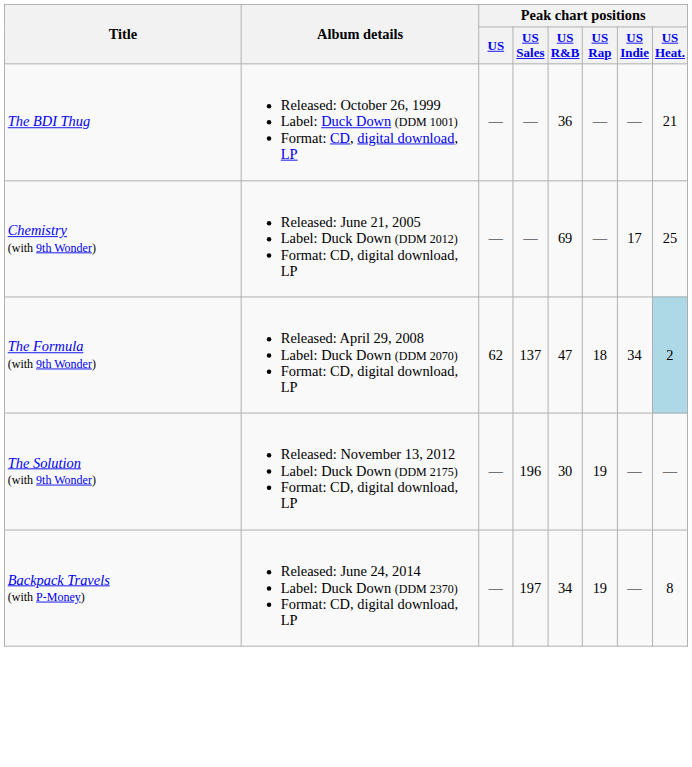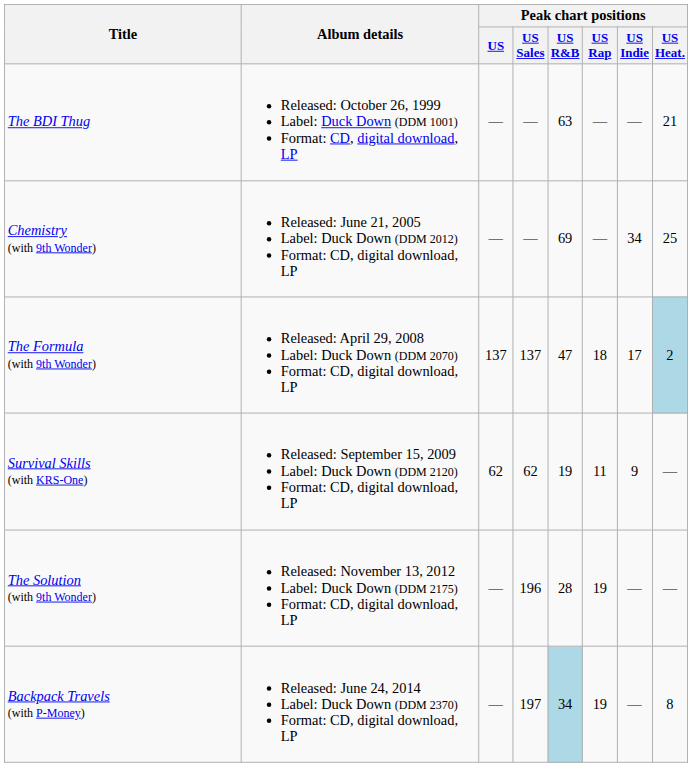(565, 122) 36 -> (565, 122) 63
(635, 238) 17 -> (635, 238) 34
(496, 355) 62 -> (496, 355) 137
(635, 355) 34 -> (635, 355) 17
+ row: (49, 471)
(565, 471) 30 -> (565, 587) 28
(565, 587) no background -> (565, 704) lightblue background
